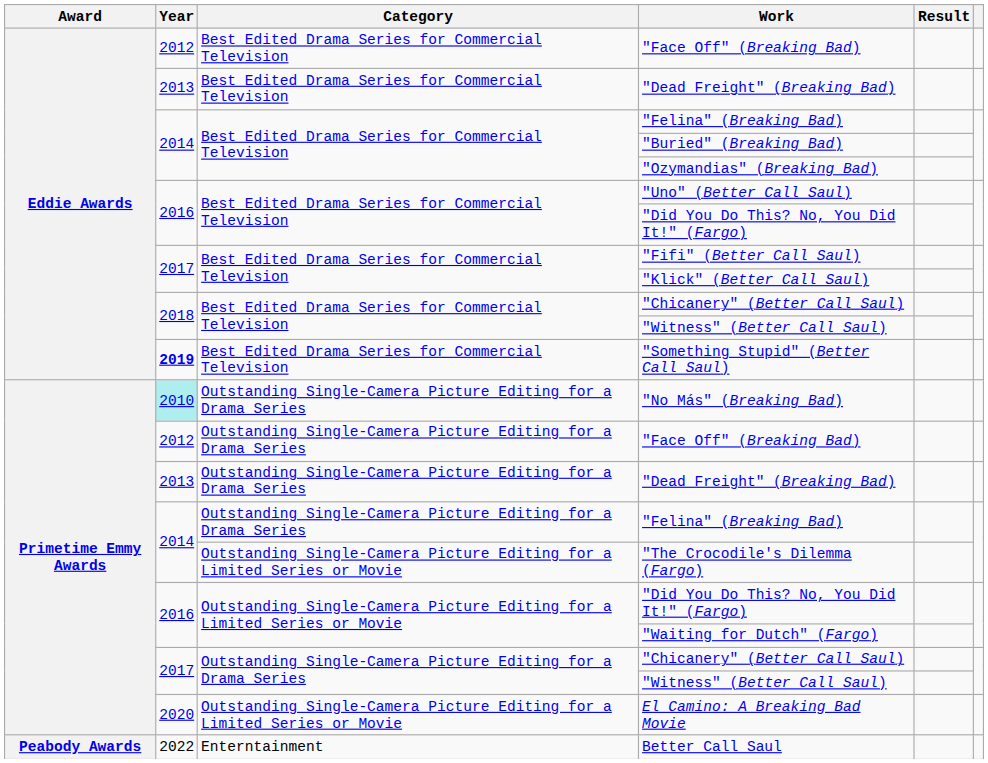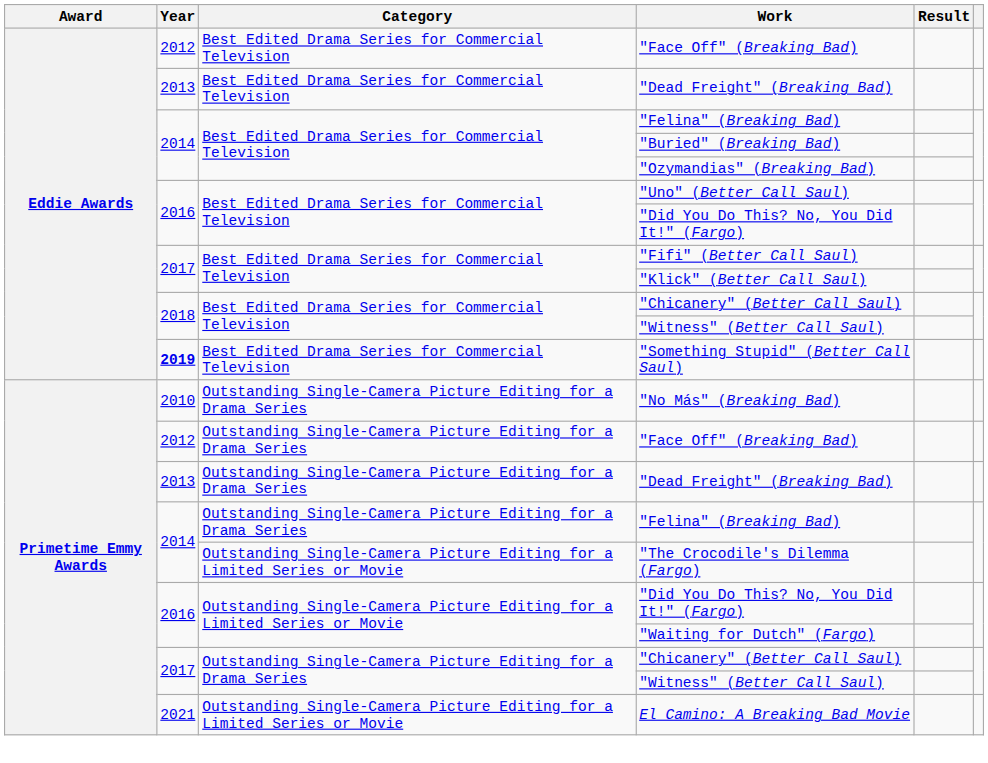(177, 401) paleturquoise background -> (178, 401) no background
(177, 715) 2020 -> (178, 715) 2021
- row: (262, 747)
